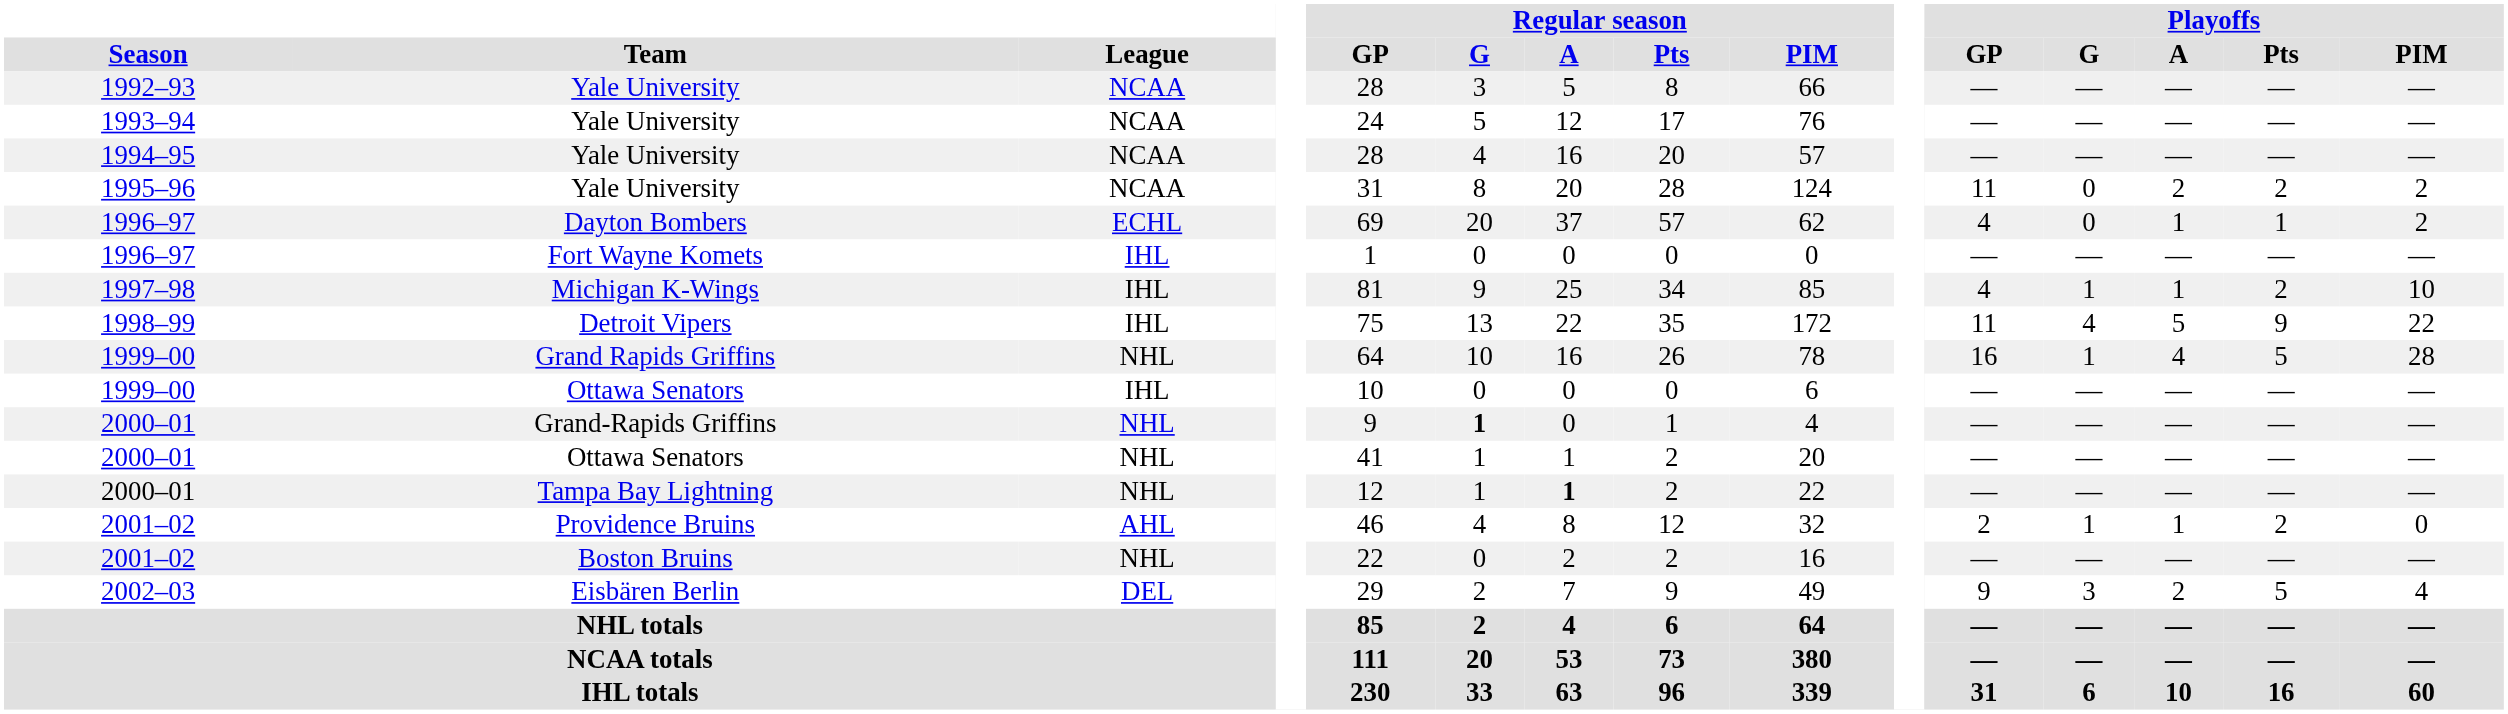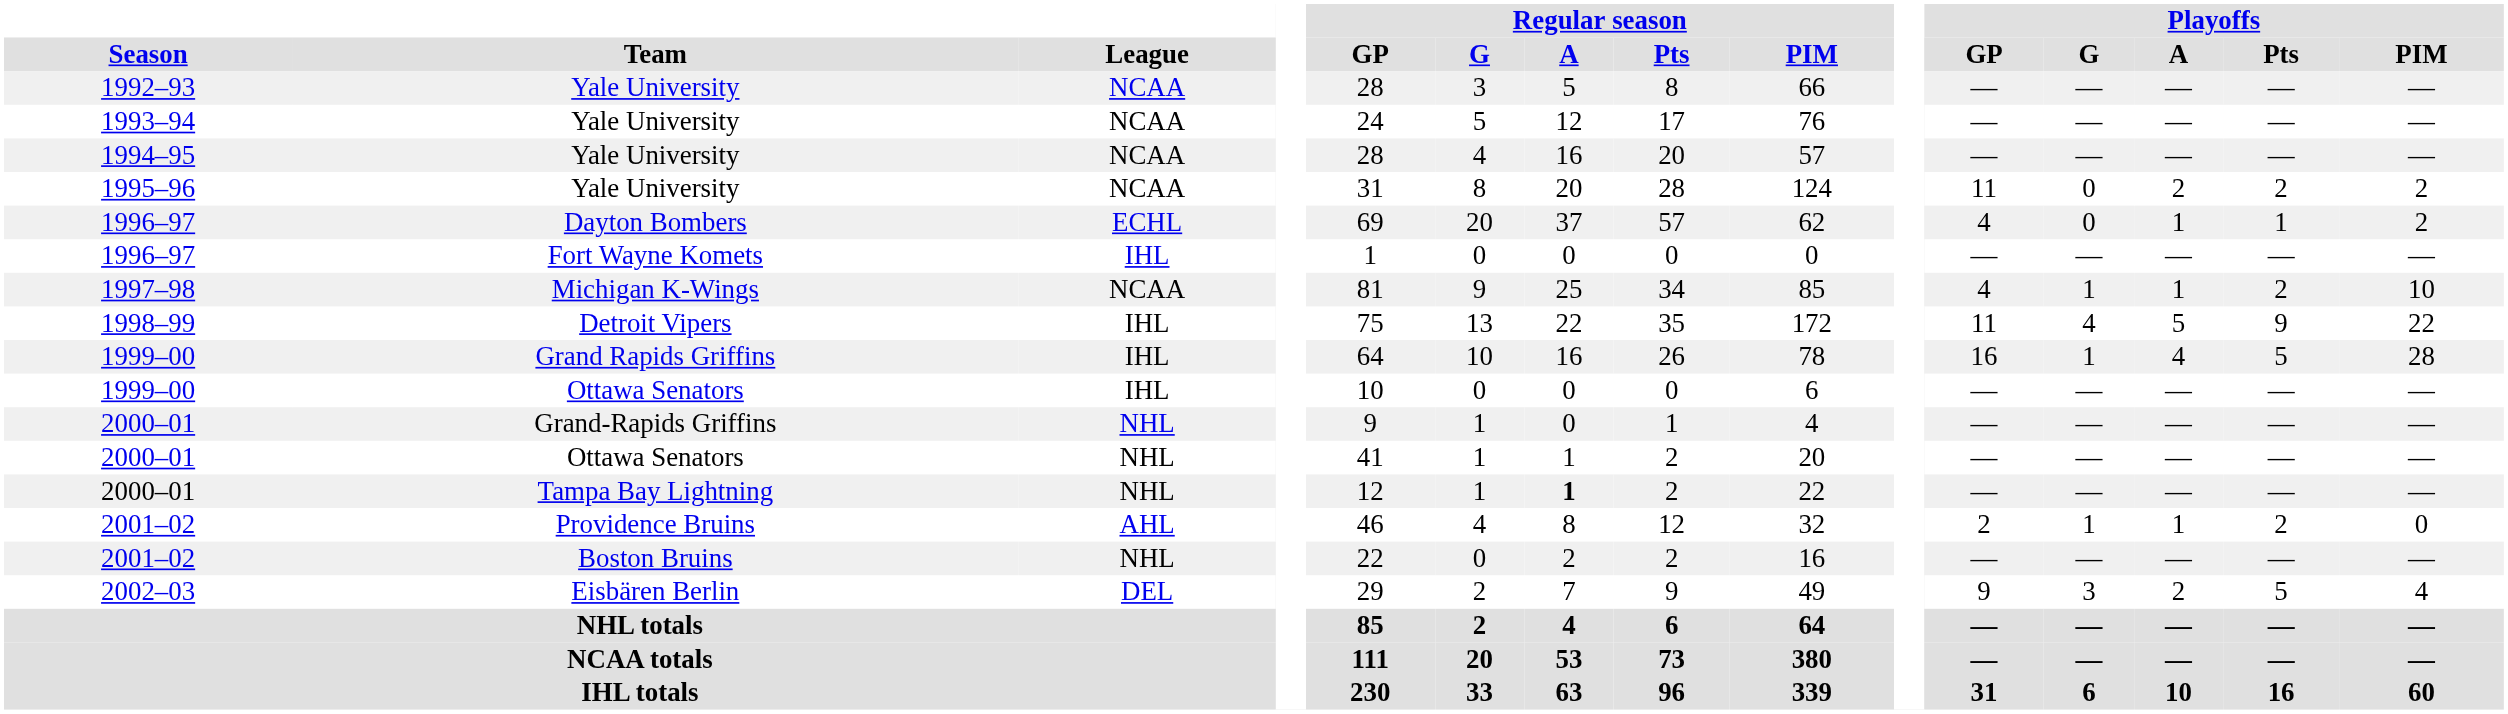(1147, 289) IHL -> (1147, 289) NCAA
(1147, 356) NHL -> (1147, 356) IHL
(1479, 423) bold -> (1479, 423) normal
